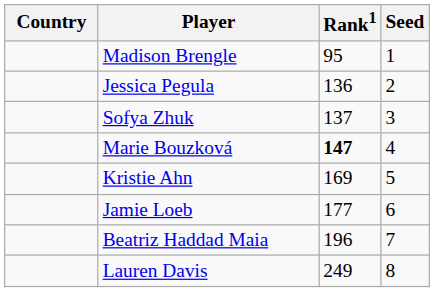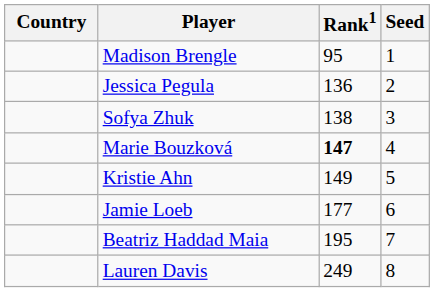(338, 117) 137 -> (338, 117) 138
(338, 178) 169 -> (338, 178) 149
(338, 240) 196 -> (338, 240) 195
